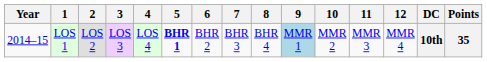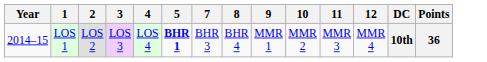- column: (207, 13)
(298, 39) lightblue background -> (268, 39) no background
(464, 39) 35 -> (434, 39) 36
